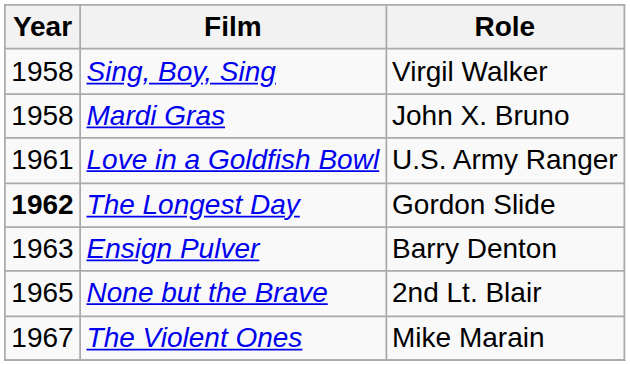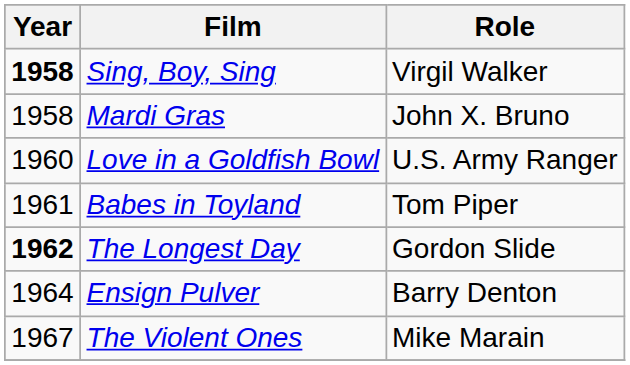(42, 71) normal -> (42, 71) bold
(42, 159) 1961 -> (42, 159) 1960
+ row: (193, 204)
(42, 248) 1963 -> (42, 293) 1964
- row: (207, 293)
